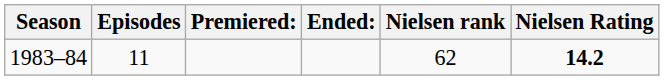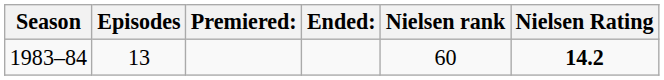(139, 57) 11 -> (139, 57) 13
(446, 57) 62 -> (446, 57) 60
